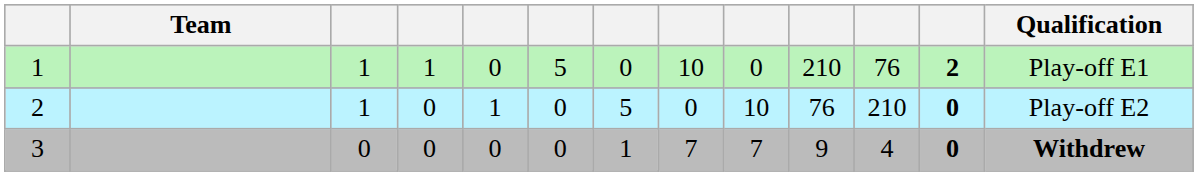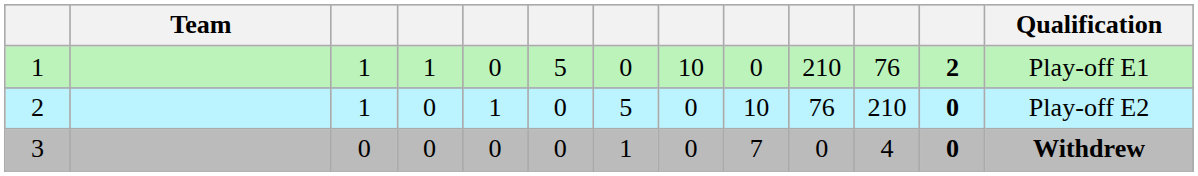(691, 149) 7 -> (691, 149) 0
(822, 149) 9 -> (822, 149) 0
